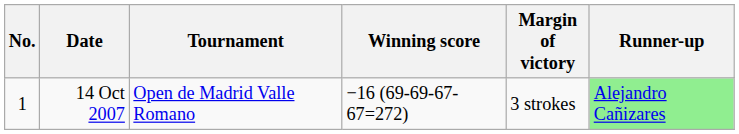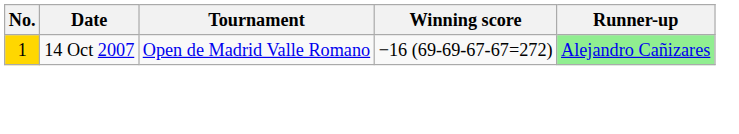- column: (548, 41)
(22, 103) no background -> (22, 49) gold background
